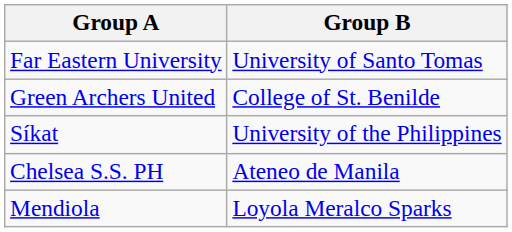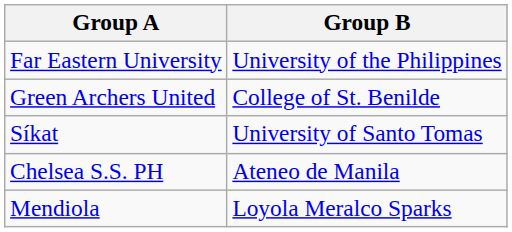(358, 60) University of Santo Tomas -> (367, 60) University of the Philippines
(367, 134) University of the Philippines -> (358, 134) University of Santo Tomas
